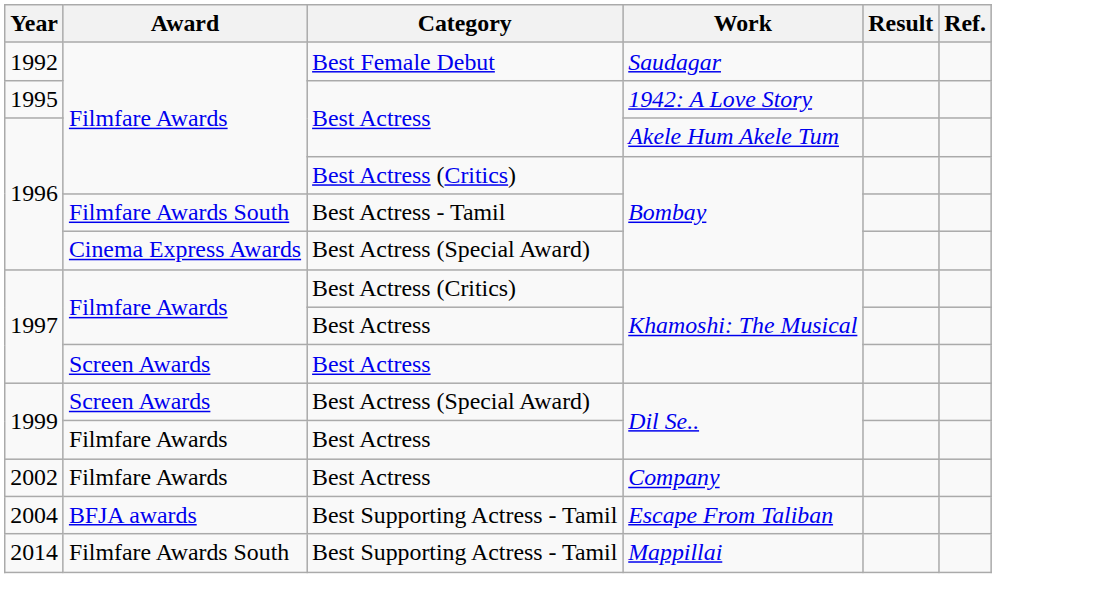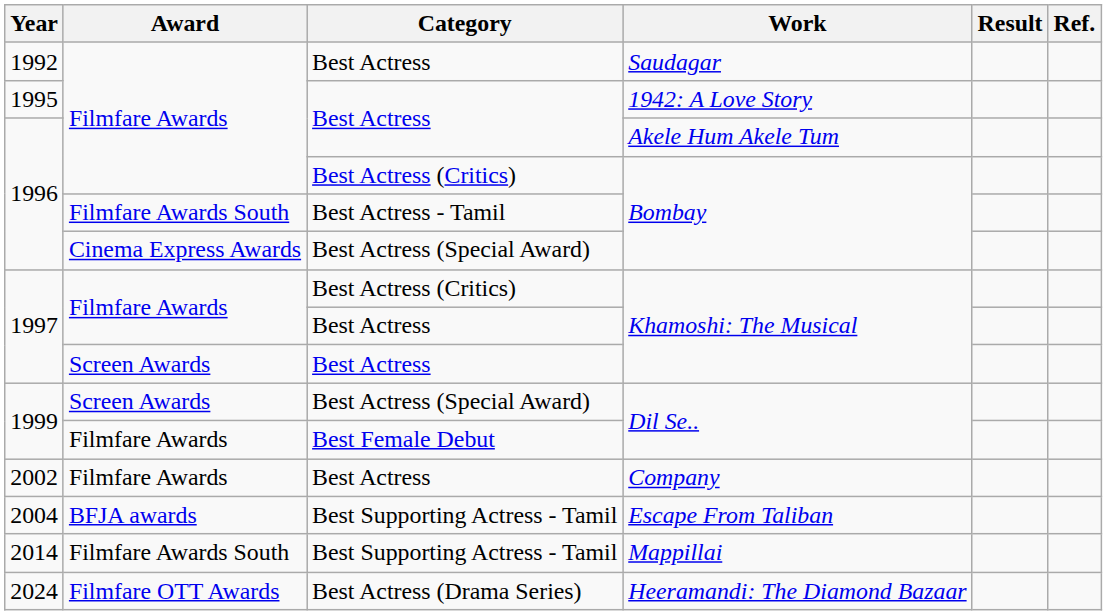(403, 61) Best Female Debut -> (371, 61) Best Actress
(371, 439) Best Actress -> (403, 439) Best Female Debut
+ row: (174, 590)
